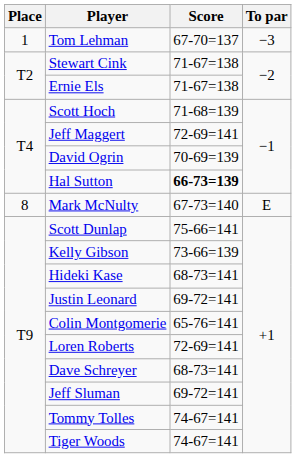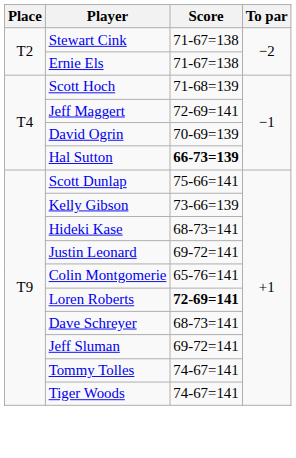- row: (88, 39)
- row: (93, 205)
(206, 346) normal -> (206, 299) bold
